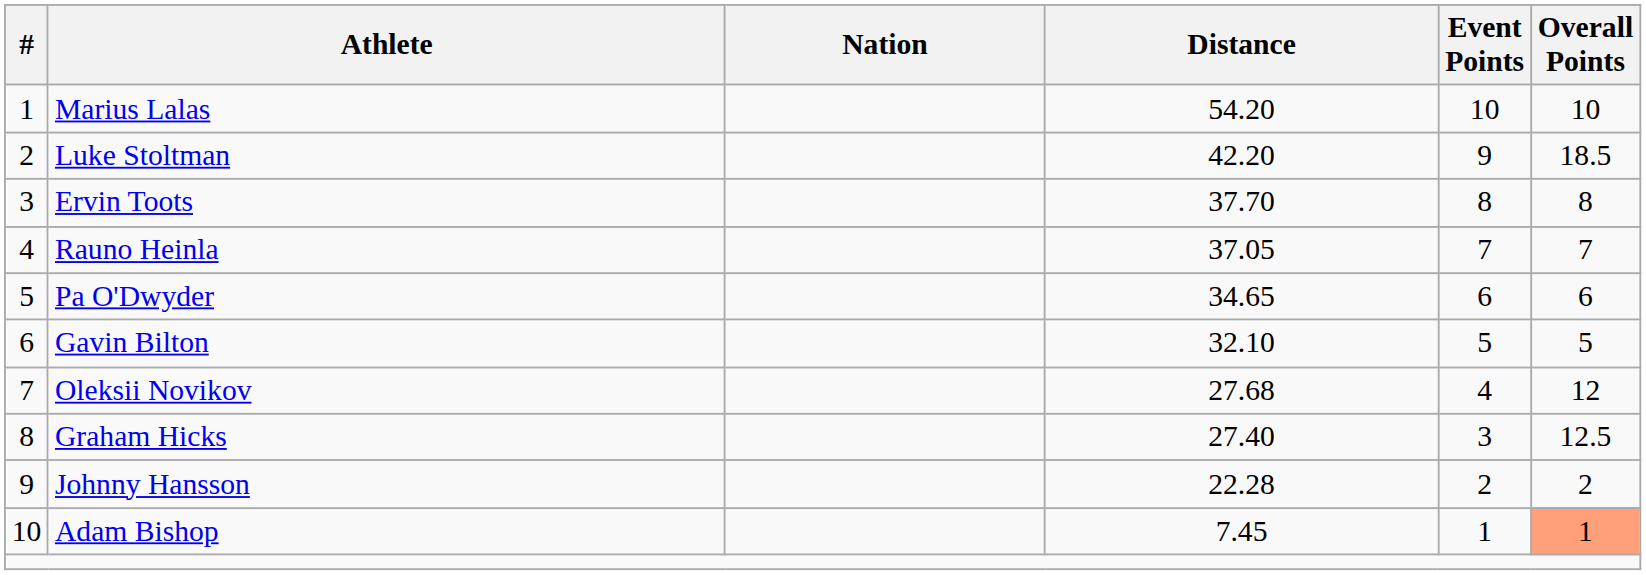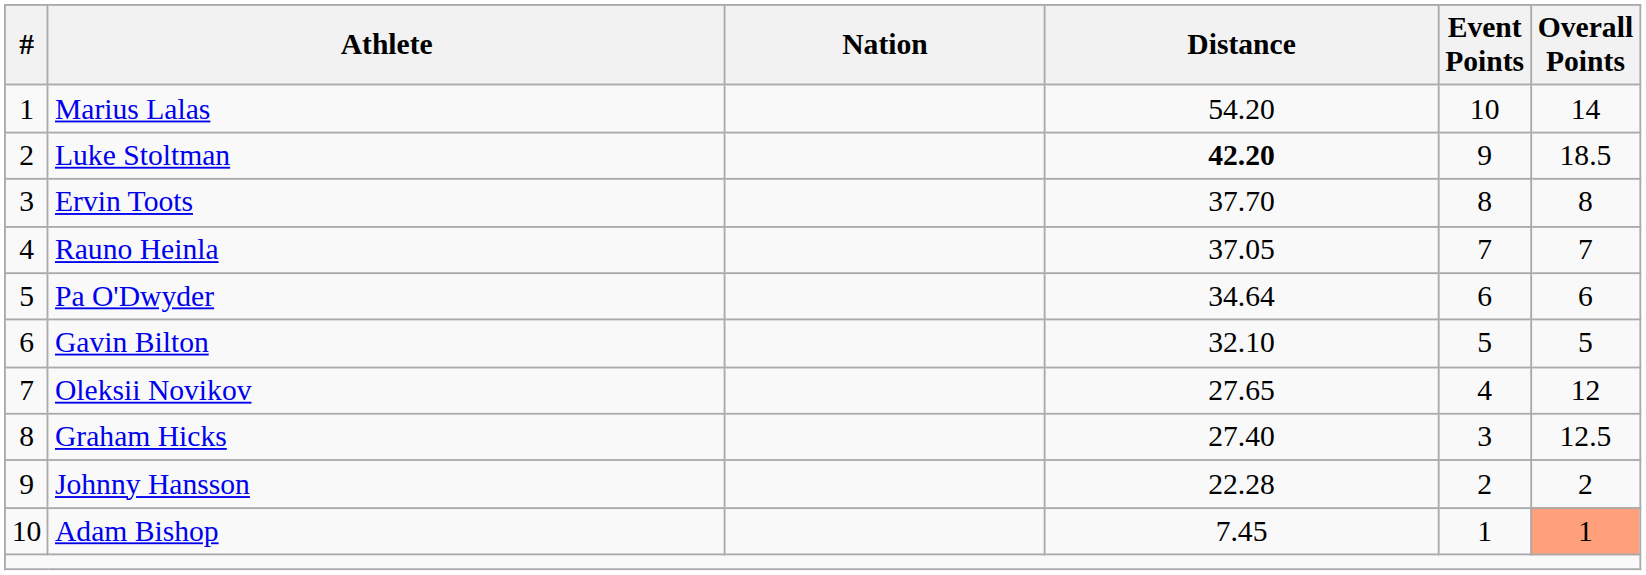(1585, 108) 10 -> (1585, 108) 14
(1242, 155) normal -> (1242, 155) bold
(1242, 295) 34.65 -> (1242, 295) 34.64
(1242, 389) 27.68 -> (1242, 389) 27.65
